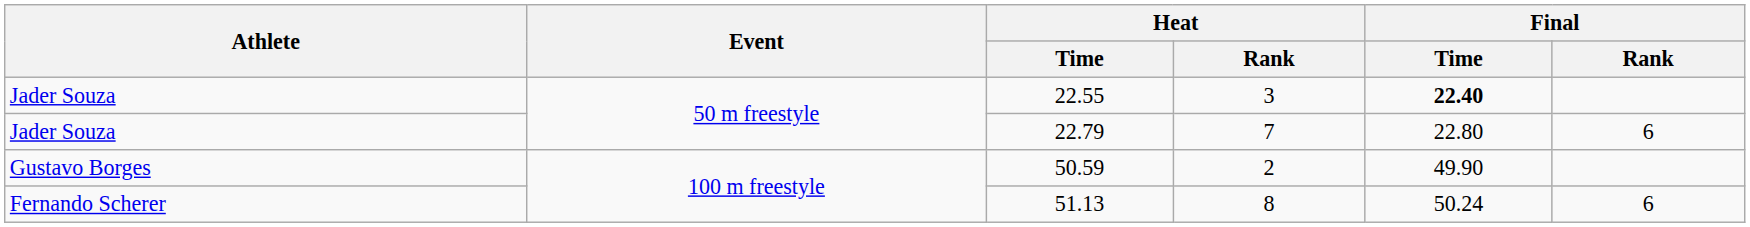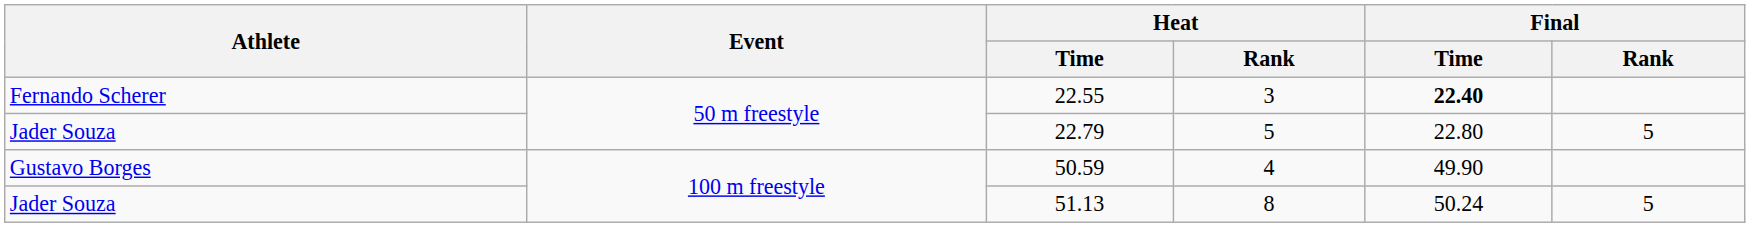(63, 95) Jader Souza -> (88, 95) Fernando Scherer
(1269, 131) 7 -> (1269, 131) 5
(1648, 131) 6 -> (1648, 131) 5
(1269, 168) 2 -> (1269, 168) 4
(88, 204) Fernando Scherer -> (63, 204) Jader Souza
(1648, 204) 6 -> (1648, 204) 5
